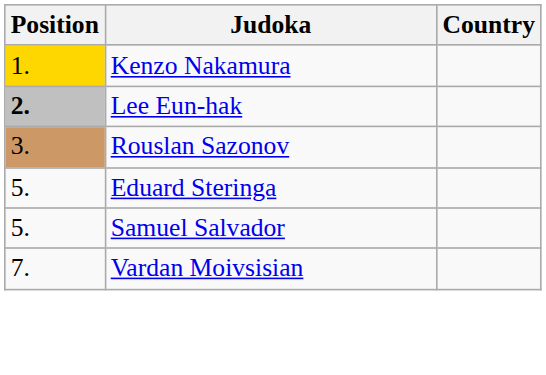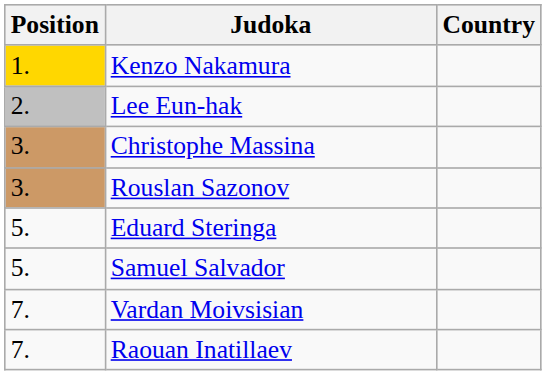(20, 106) bold -> (20, 106) normal
+ row: (213, 146)
+ row: (201, 349)
